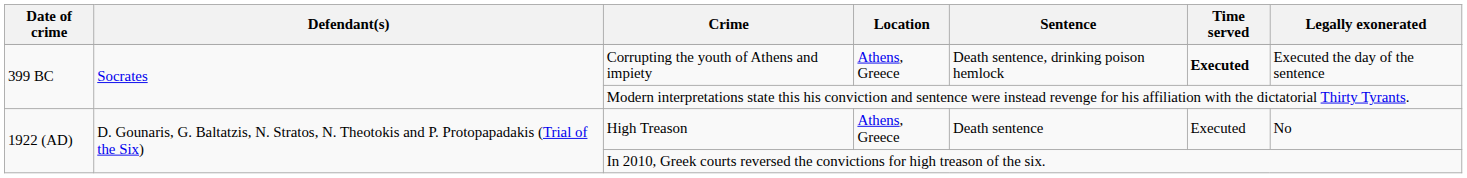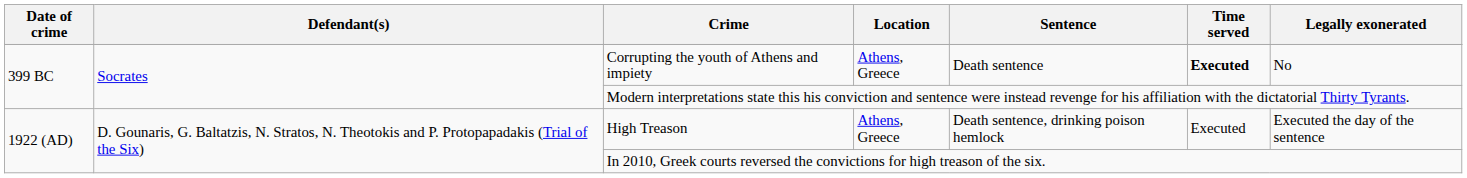(1049, 65) Death sentence, drinking poison hemlock -> (998, 65) Death sentence
(1344, 65) Executed the day of the sentence -> (1283, 65) No
(998, 128) Death sentence -> (1049, 128) Death sentence, drinking poison hemlock
(1283, 128) No -> (1344, 128) Executed the day of the sentence
